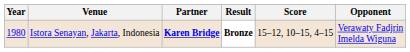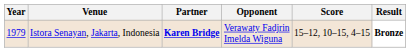columns swapped: (370, 12) <-> (238, 12)
(16, 34) 1980 -> (16, 34) 1979
